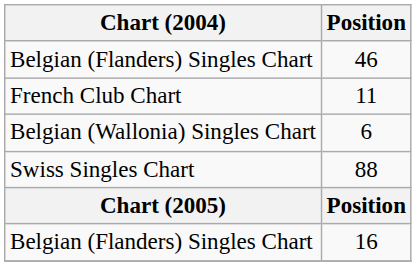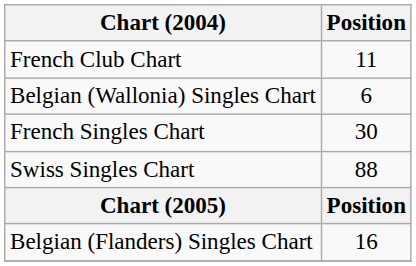- row: (366, 59)
+ row: (366, 132)
